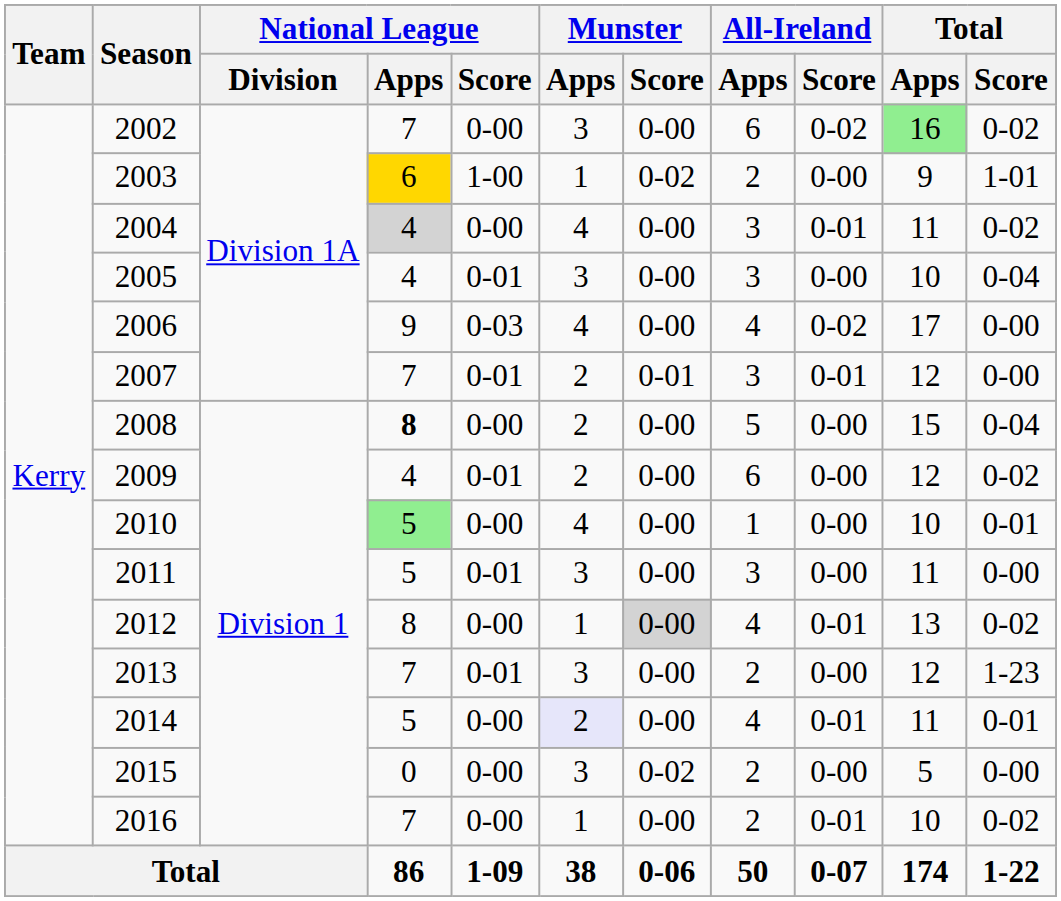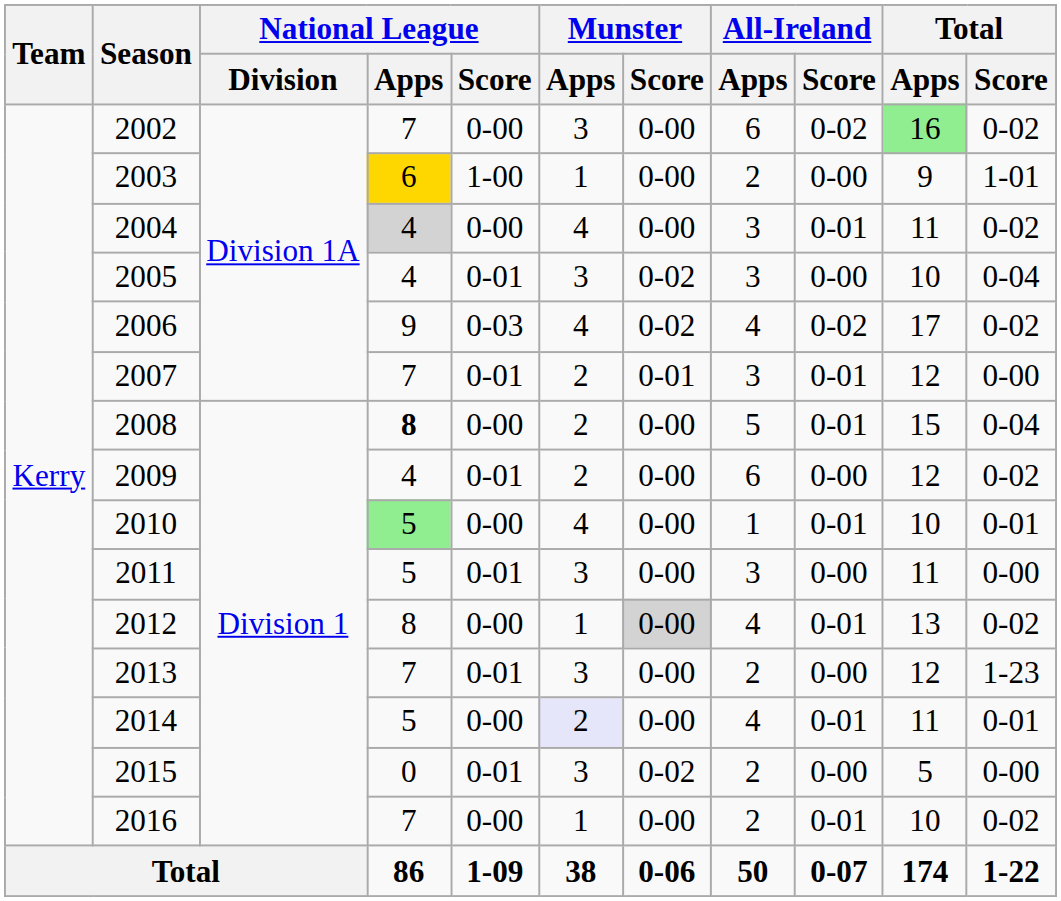(667, 177) 0-02 -> (667, 177) 0-00
(667, 276) 0-00 -> (667, 276) 0-02
(667, 326) 0-00 -> (667, 326) 0-02
(1011, 326) 0-00 -> (1011, 326) 0-02
(839, 425) 0-00 -> (839, 425) 0-01
(839, 524) 0-00 -> (839, 524) 0-01
(495, 771) 0-00 -> (495, 771) 0-01
